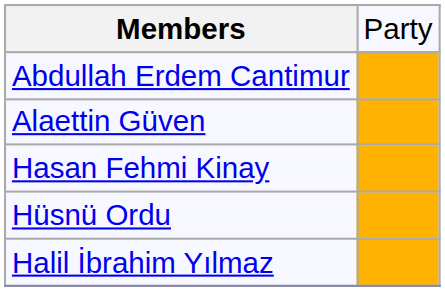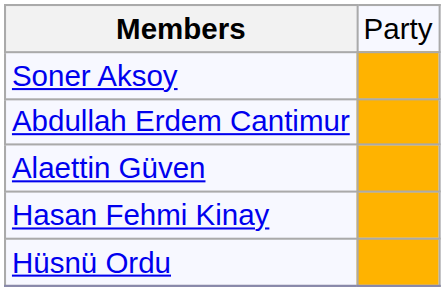+ row: (95, 75)
- row: (143, 262)
